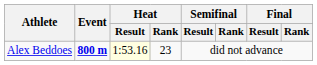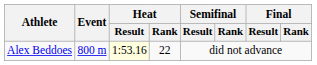(92, 51) bold -> (92, 51) normal
(165, 51) 23 -> (165, 51) 22
